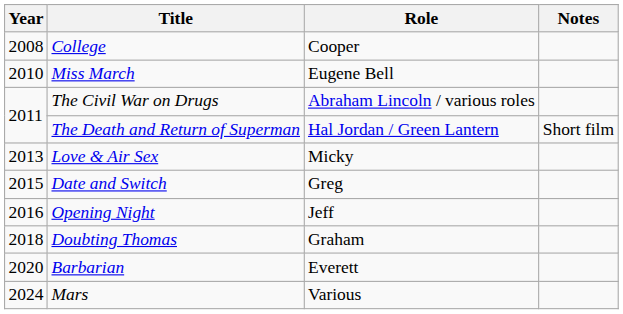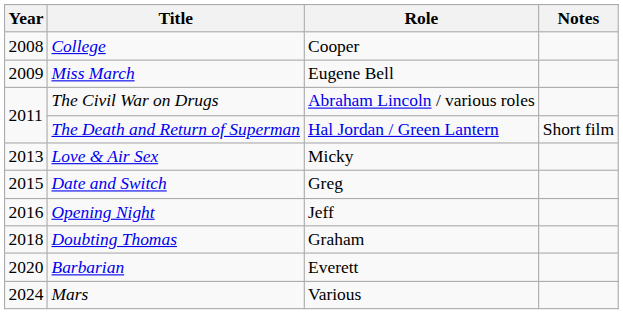(26, 73) 2010 -> (26, 73) 2009
